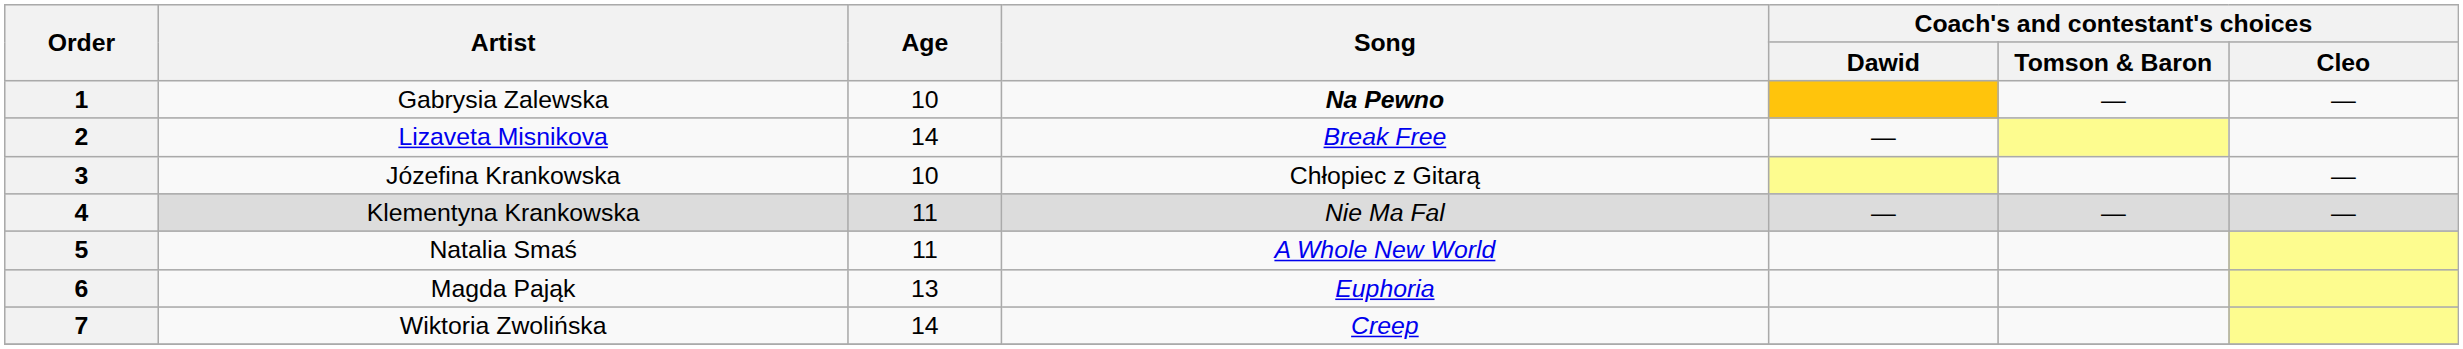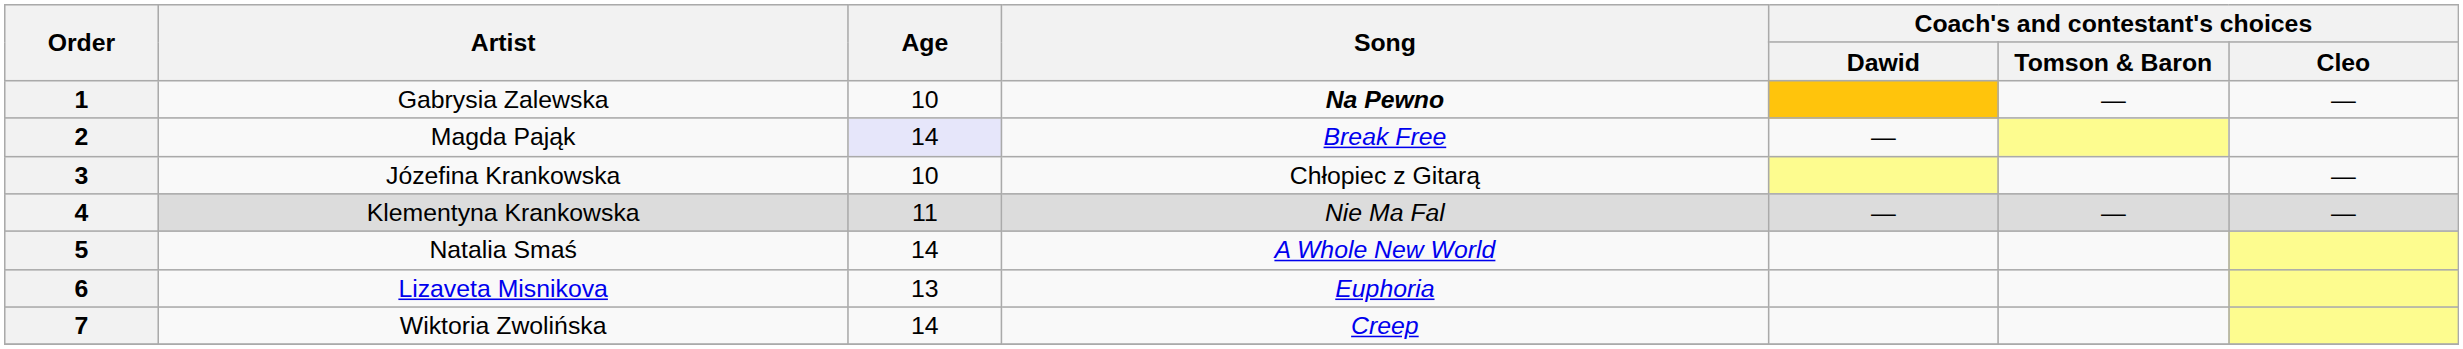(503, 137) Lizaveta Misnikova -> (503, 137) Magda Pająk
(925, 137) no background -> (925, 137) lavender background
(925, 250) 11 -> (925, 250) 14
(503, 288) Magda Pająk -> (503, 288) Lizaveta Misnikova
